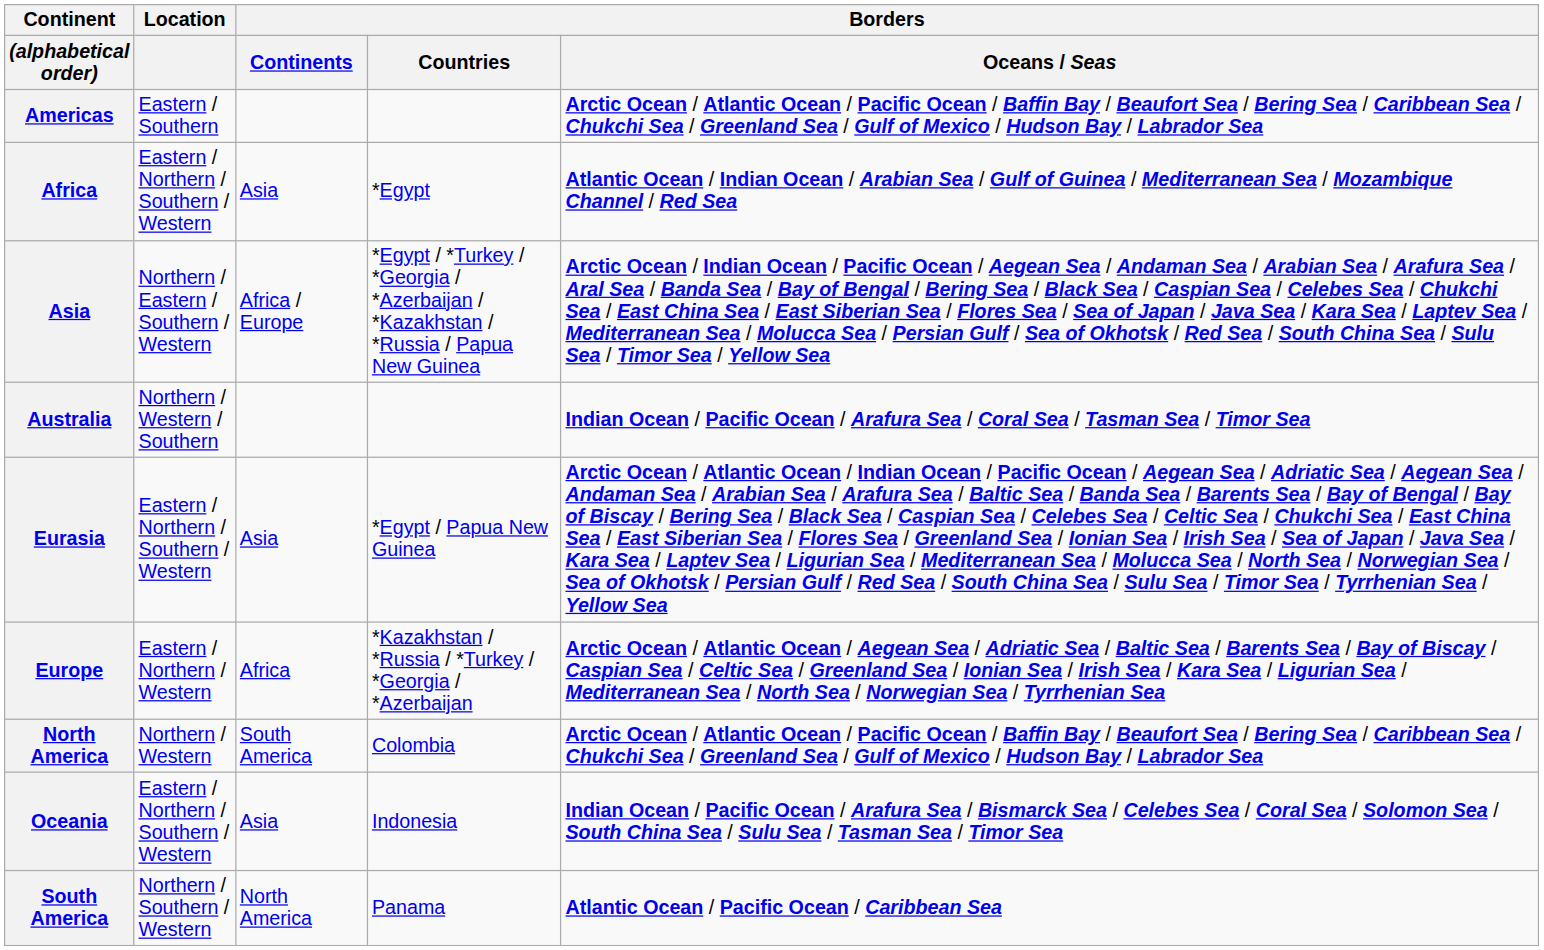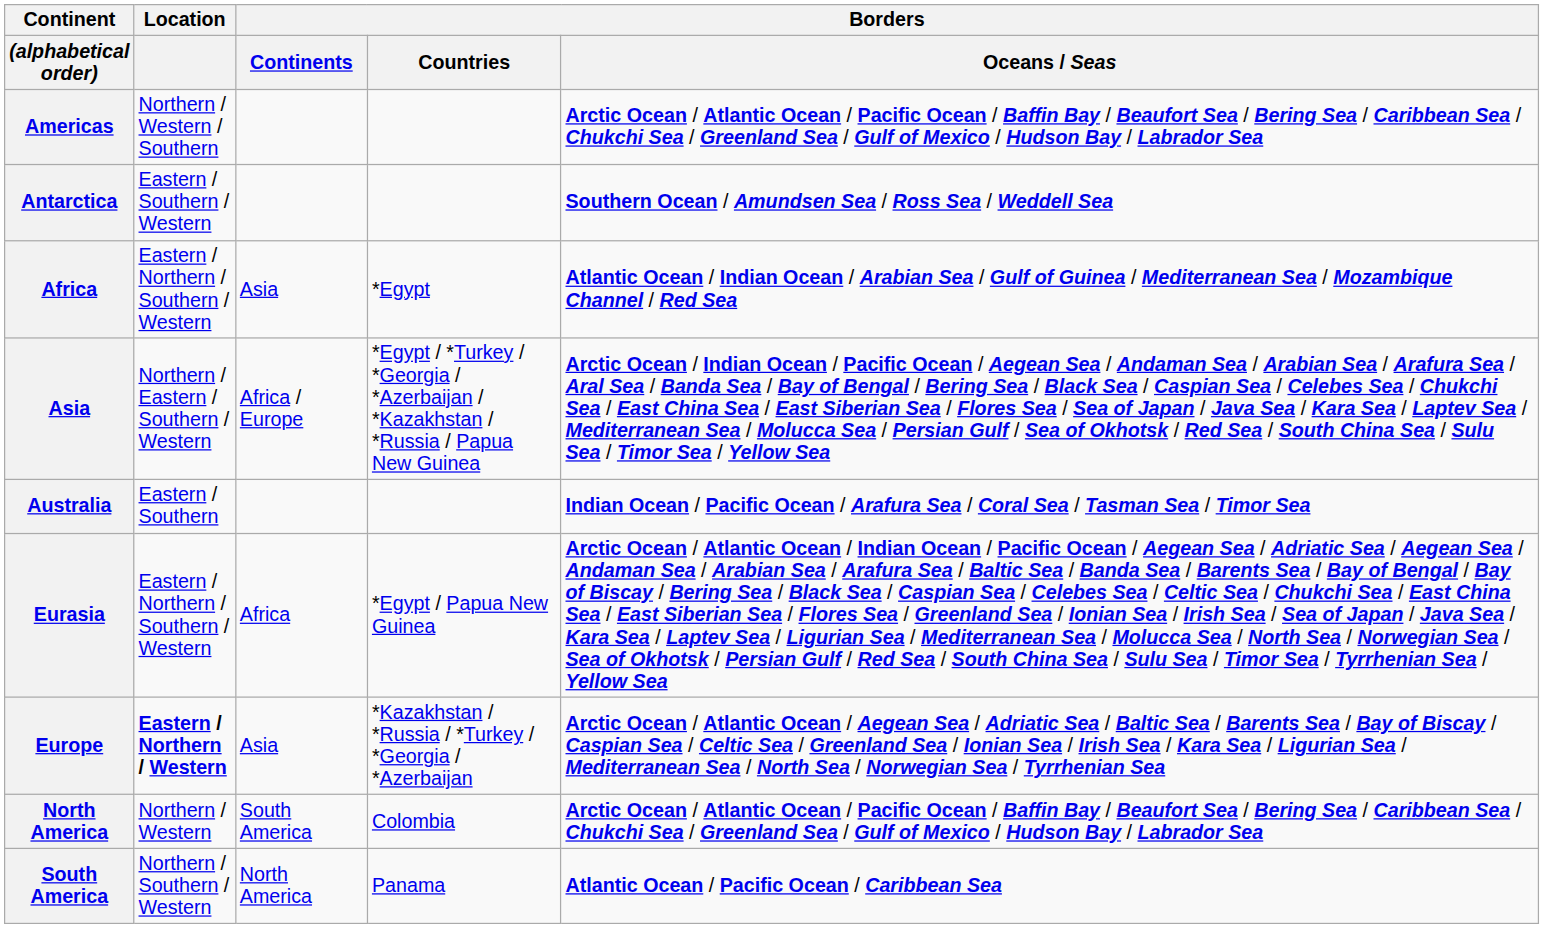(178, 115) Eastern / Southern -> (182, 126) Northern / Western / Southern
+ row: (69, 202)
(182, 419) Northern / Western / Southern -> (178, 506) Eastern / Southern
(259, 539) Asia -> (265, 614) Africa
(182, 670) normal -> (183, 745) bold
(265, 670) Africa -> (259, 745) Asia
- row: (69, 821)
